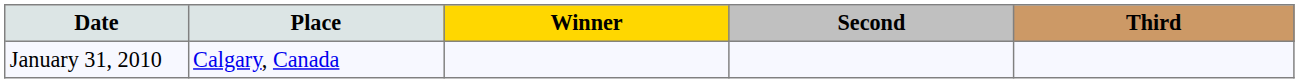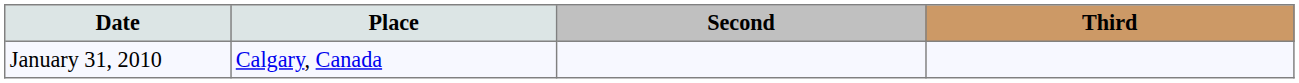- column: (587, 22)
